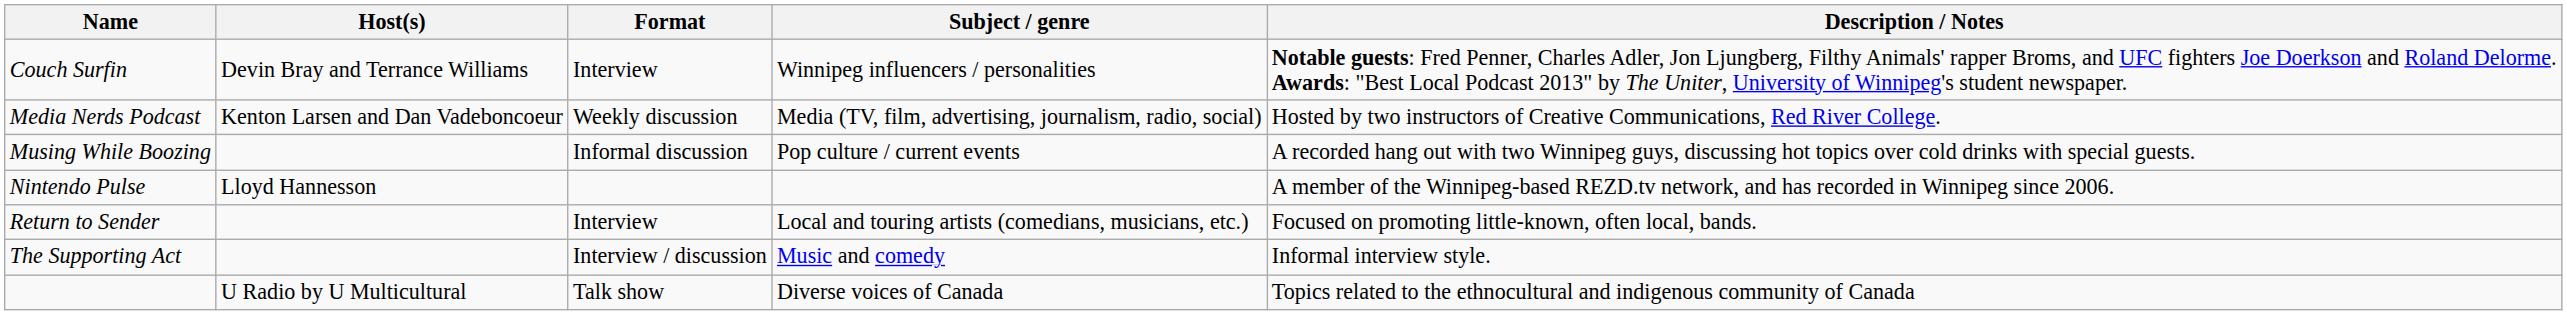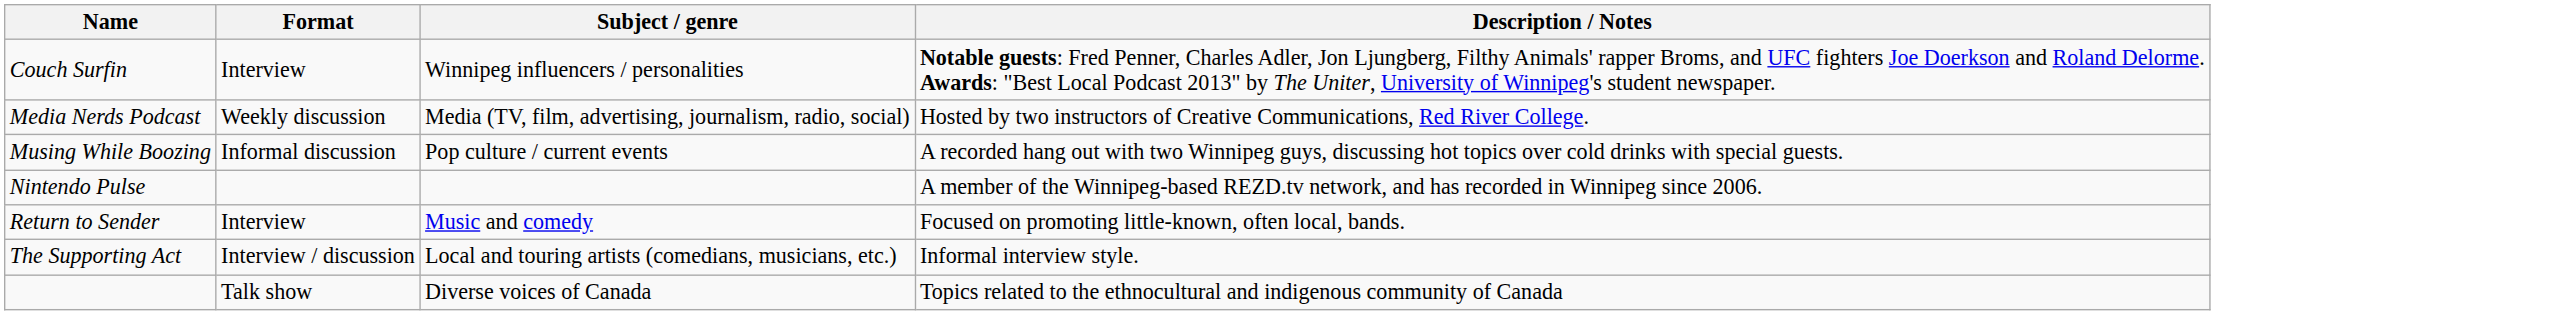- column: (392, 22)
(1013, 221) Local and touring artists (comedians, musicians, etc.) -> (509, 221) Music and comedy
(861, 256) Music and comedy -> (661, 256) Local and touring artists (comedians, musicians, etc.)
